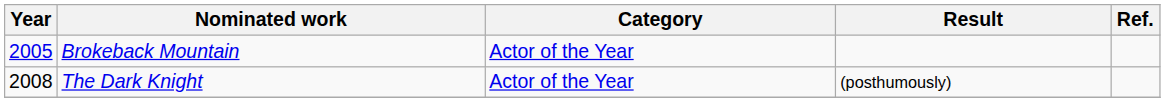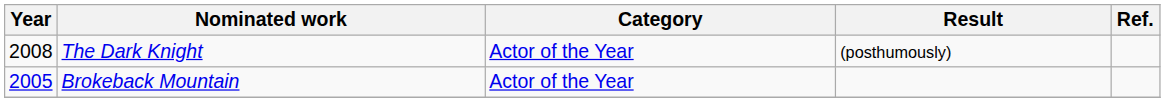rows swapped: (151, 50) <-> (132, 81)
